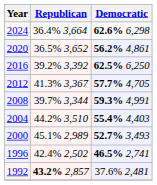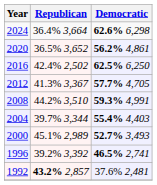(61, 66) 39.2% 3,392 -> (61, 66) 42.4% 2,502
(61, 101) 39.7% 3,344 -> (61, 101) 44.2% 3,510
(61, 118) 44.2% 3,510 -> (61, 118) 39.7% 3,344
(61, 153) 42.4% 2,502 -> (61, 153) 39.2% 3,392
